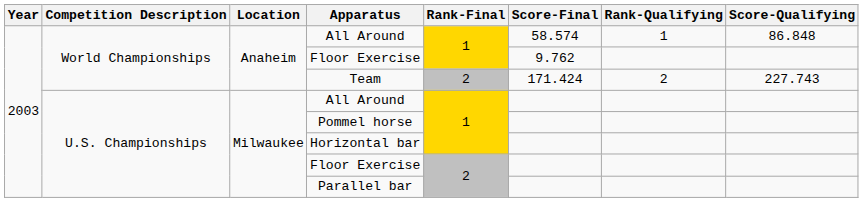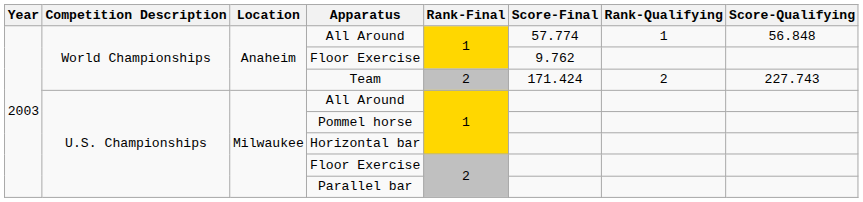(555, 37) 58.574 -> (555, 37) 57.774
(792, 37) 86.848 -> (792, 37) 56.848
